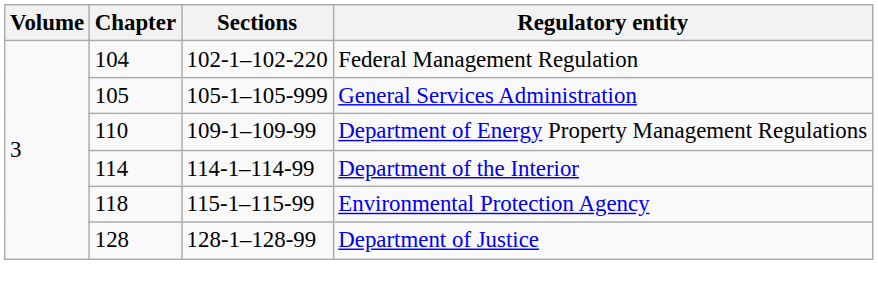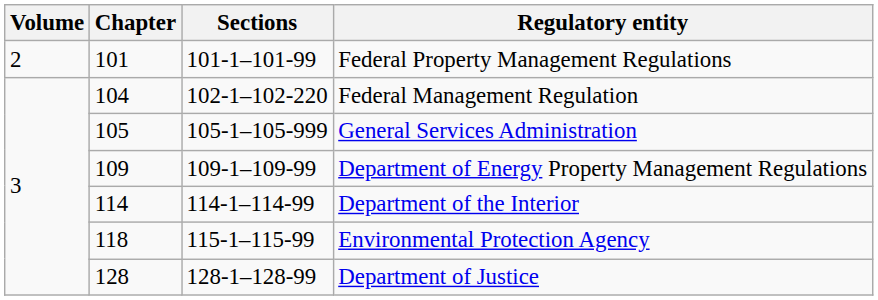+ row: (535, 58)
(111, 131) 110 -> (112, 167) 109
